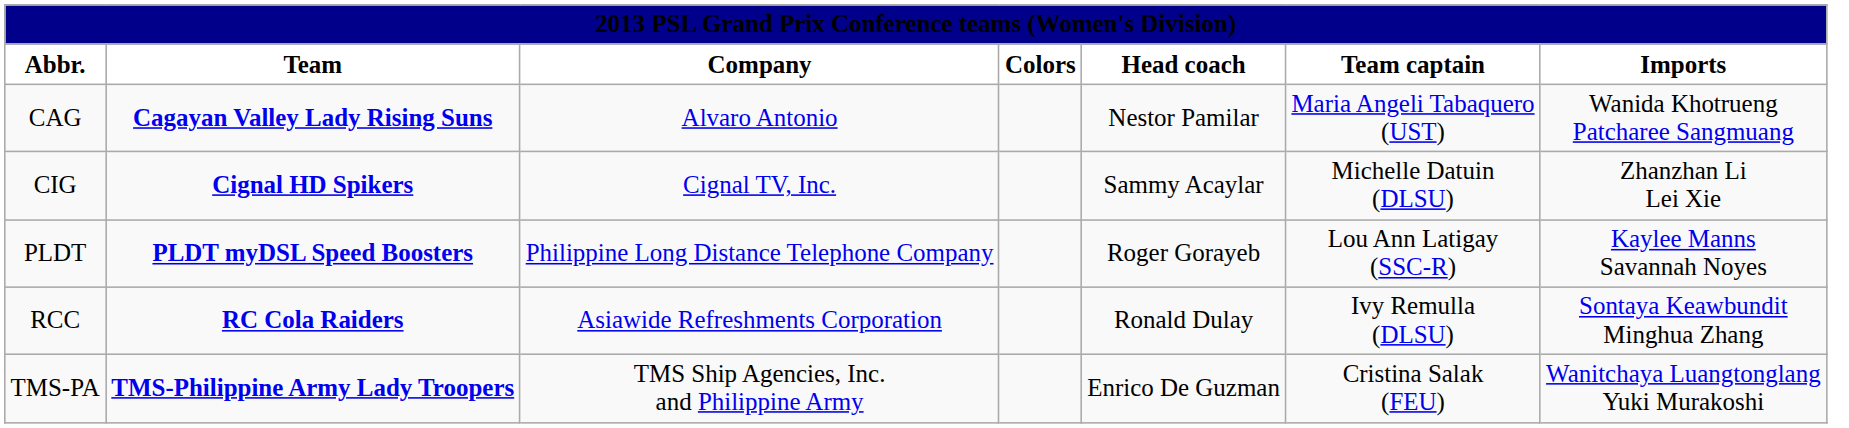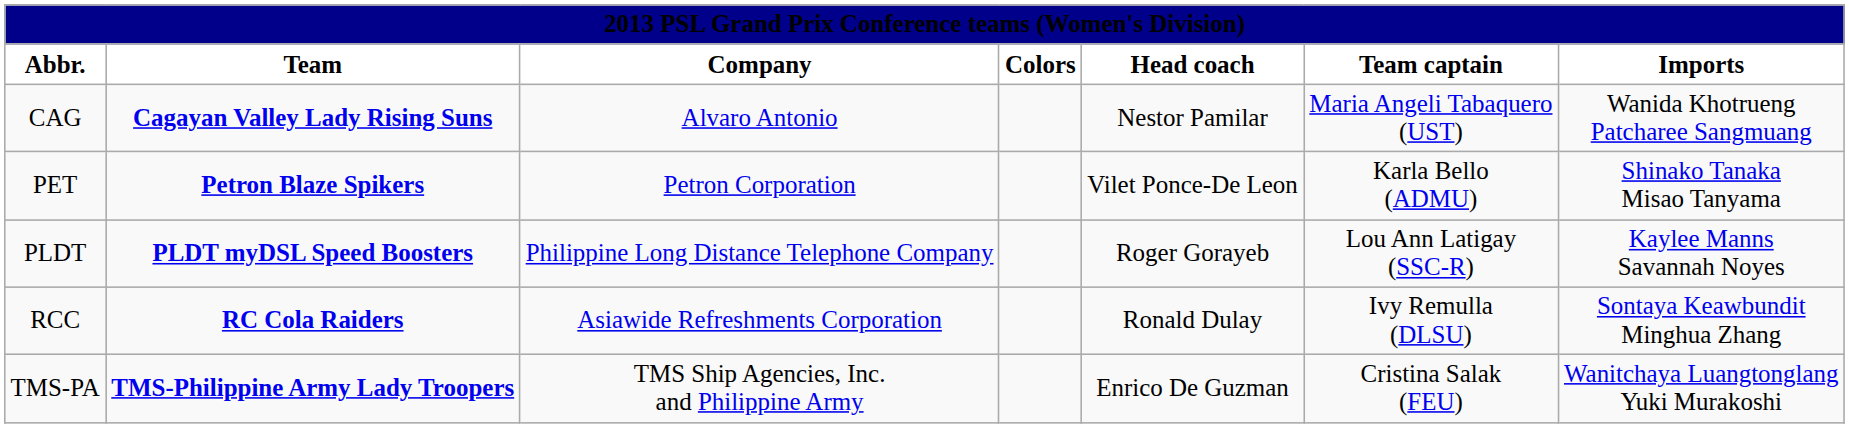- row: (55, 185)
+ row: (55, 185)
